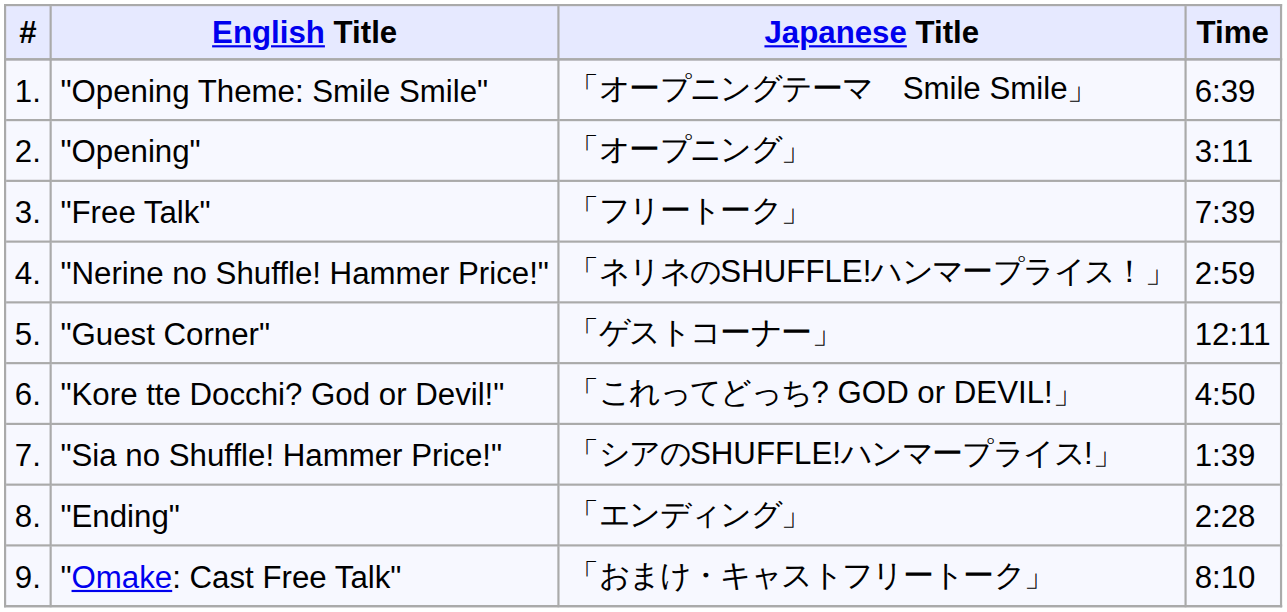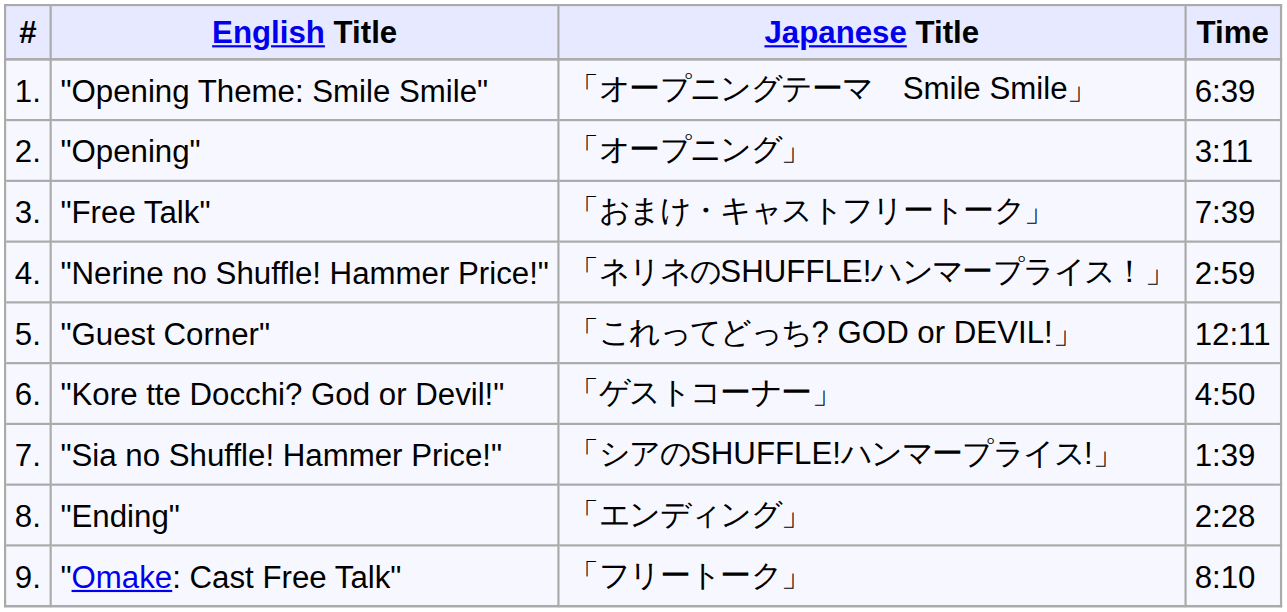(690, 211) 「フリートーク」 -> (812, 211) 「おまけ・キャストフリートーク」
(705, 332) 「ゲストコーナー」 -> (826, 332) 「これってどっち? GOD or DEVIL!」
(826, 393) 「これってどっち? GOD or DEVIL!」 -> (705, 393) 「ゲストコーナー」
(812, 575) 「おまけ・キャストフリートーク」 -> (690, 575) 「フリートーク」
